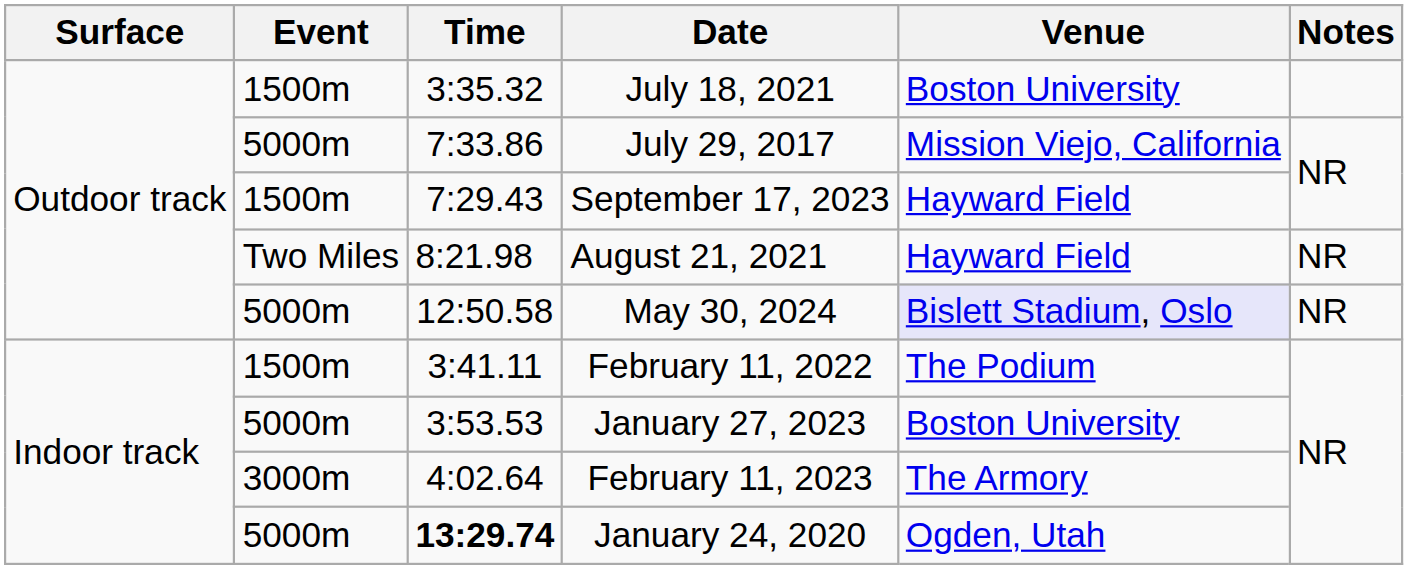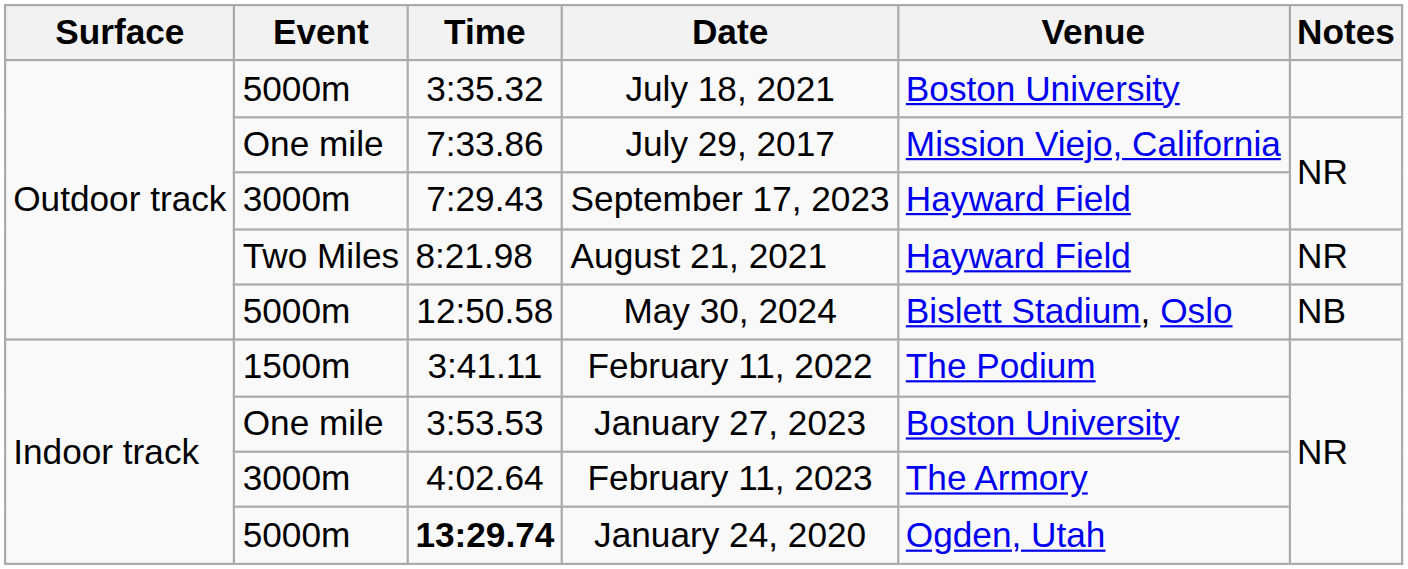(297, 88) 1500m -> (297, 88) 5000m
(297, 144) 5000m -> (313, 144) One mile
(297, 199) 1500m -> (297, 199) 3000m
(1069, 311) lavender background -> (1069, 311) no background
(1322, 311) NR -> (1322, 311) NB
(297, 423) 5000m -> (313, 423) One mile
